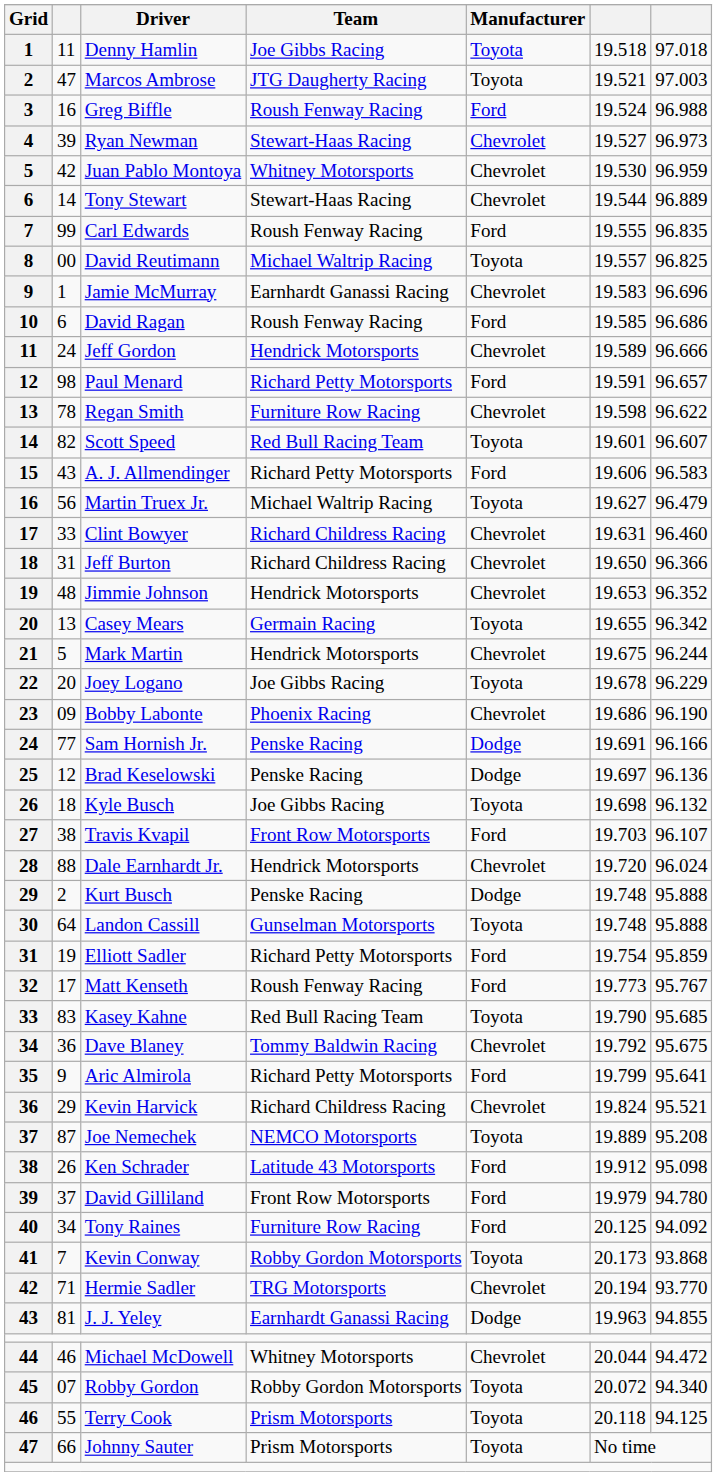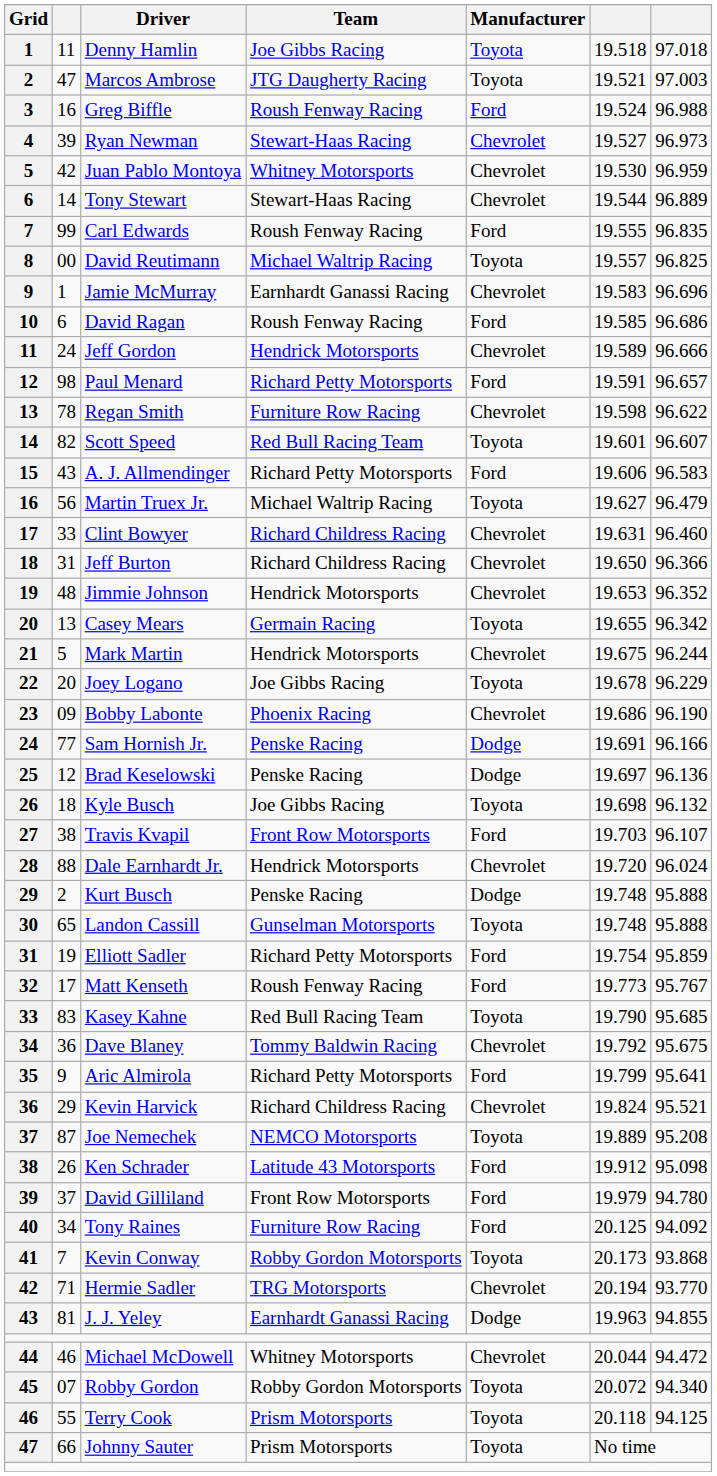(66, 925) 64 -> (66, 925) 65
